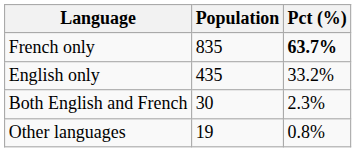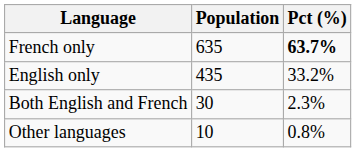(209, 47) 835 -> (209, 47) 635
(205, 132) 19 -> (205, 132) 10
